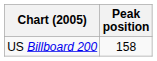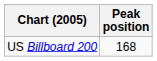(126, 46) 158 -> (126, 46) 168
